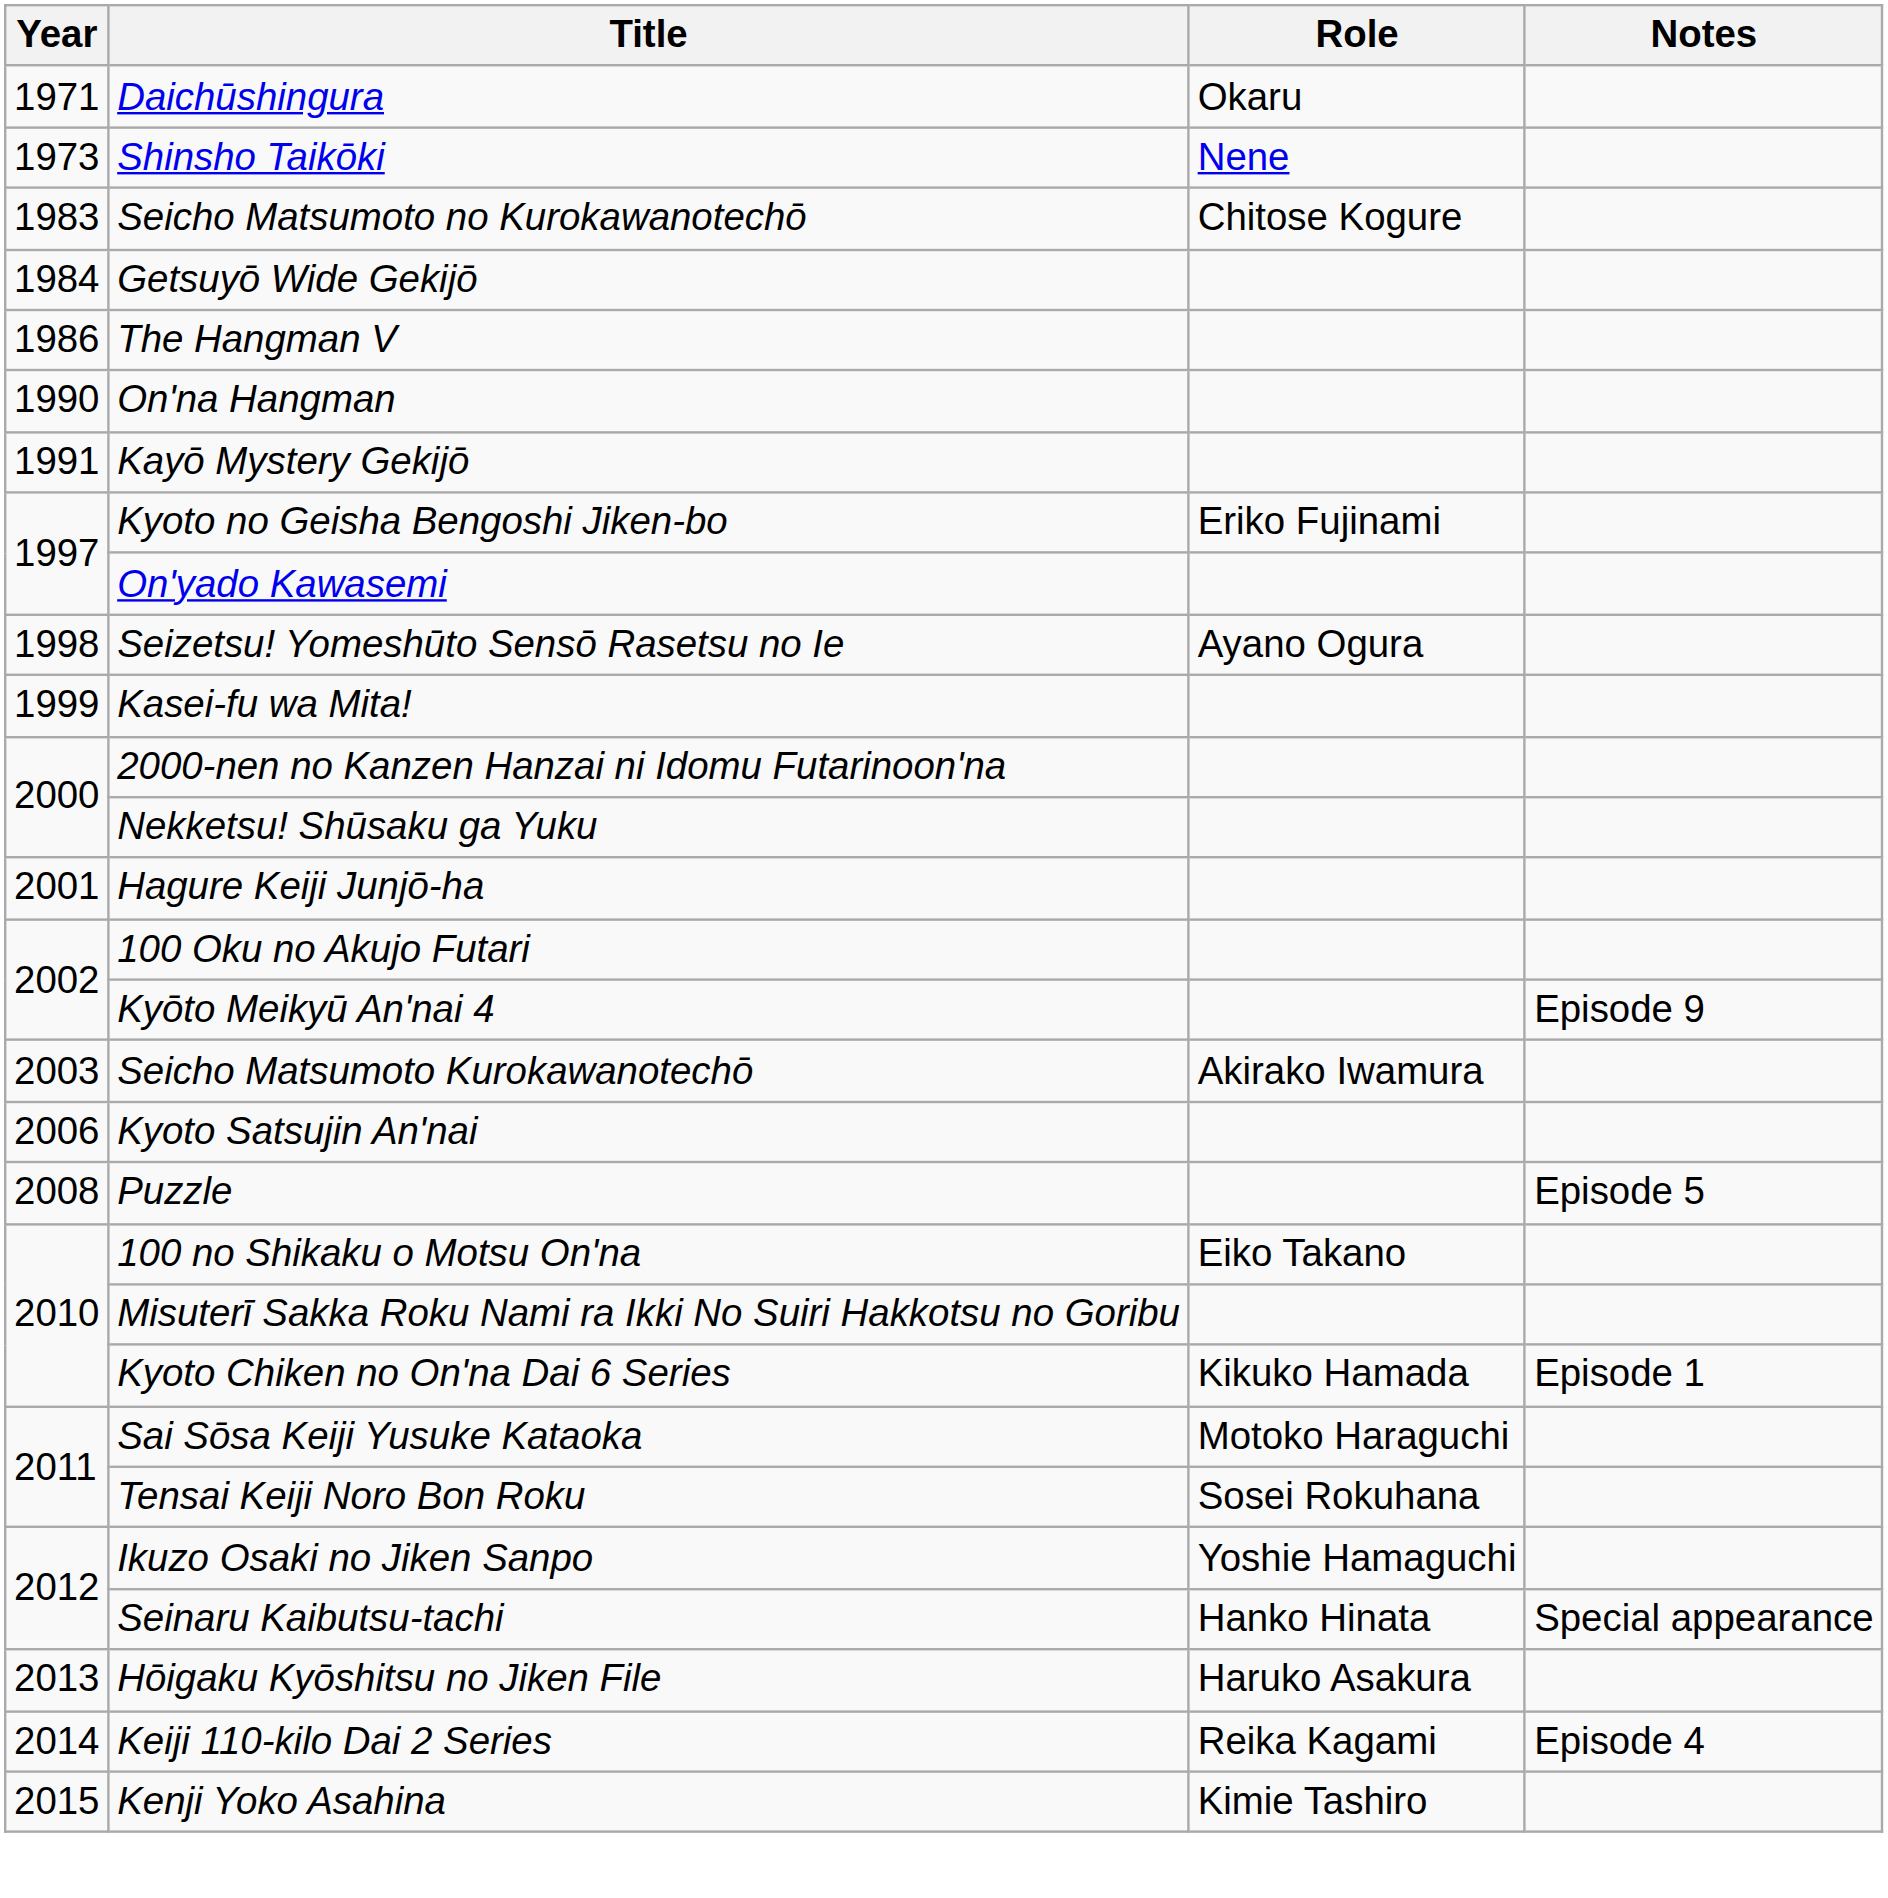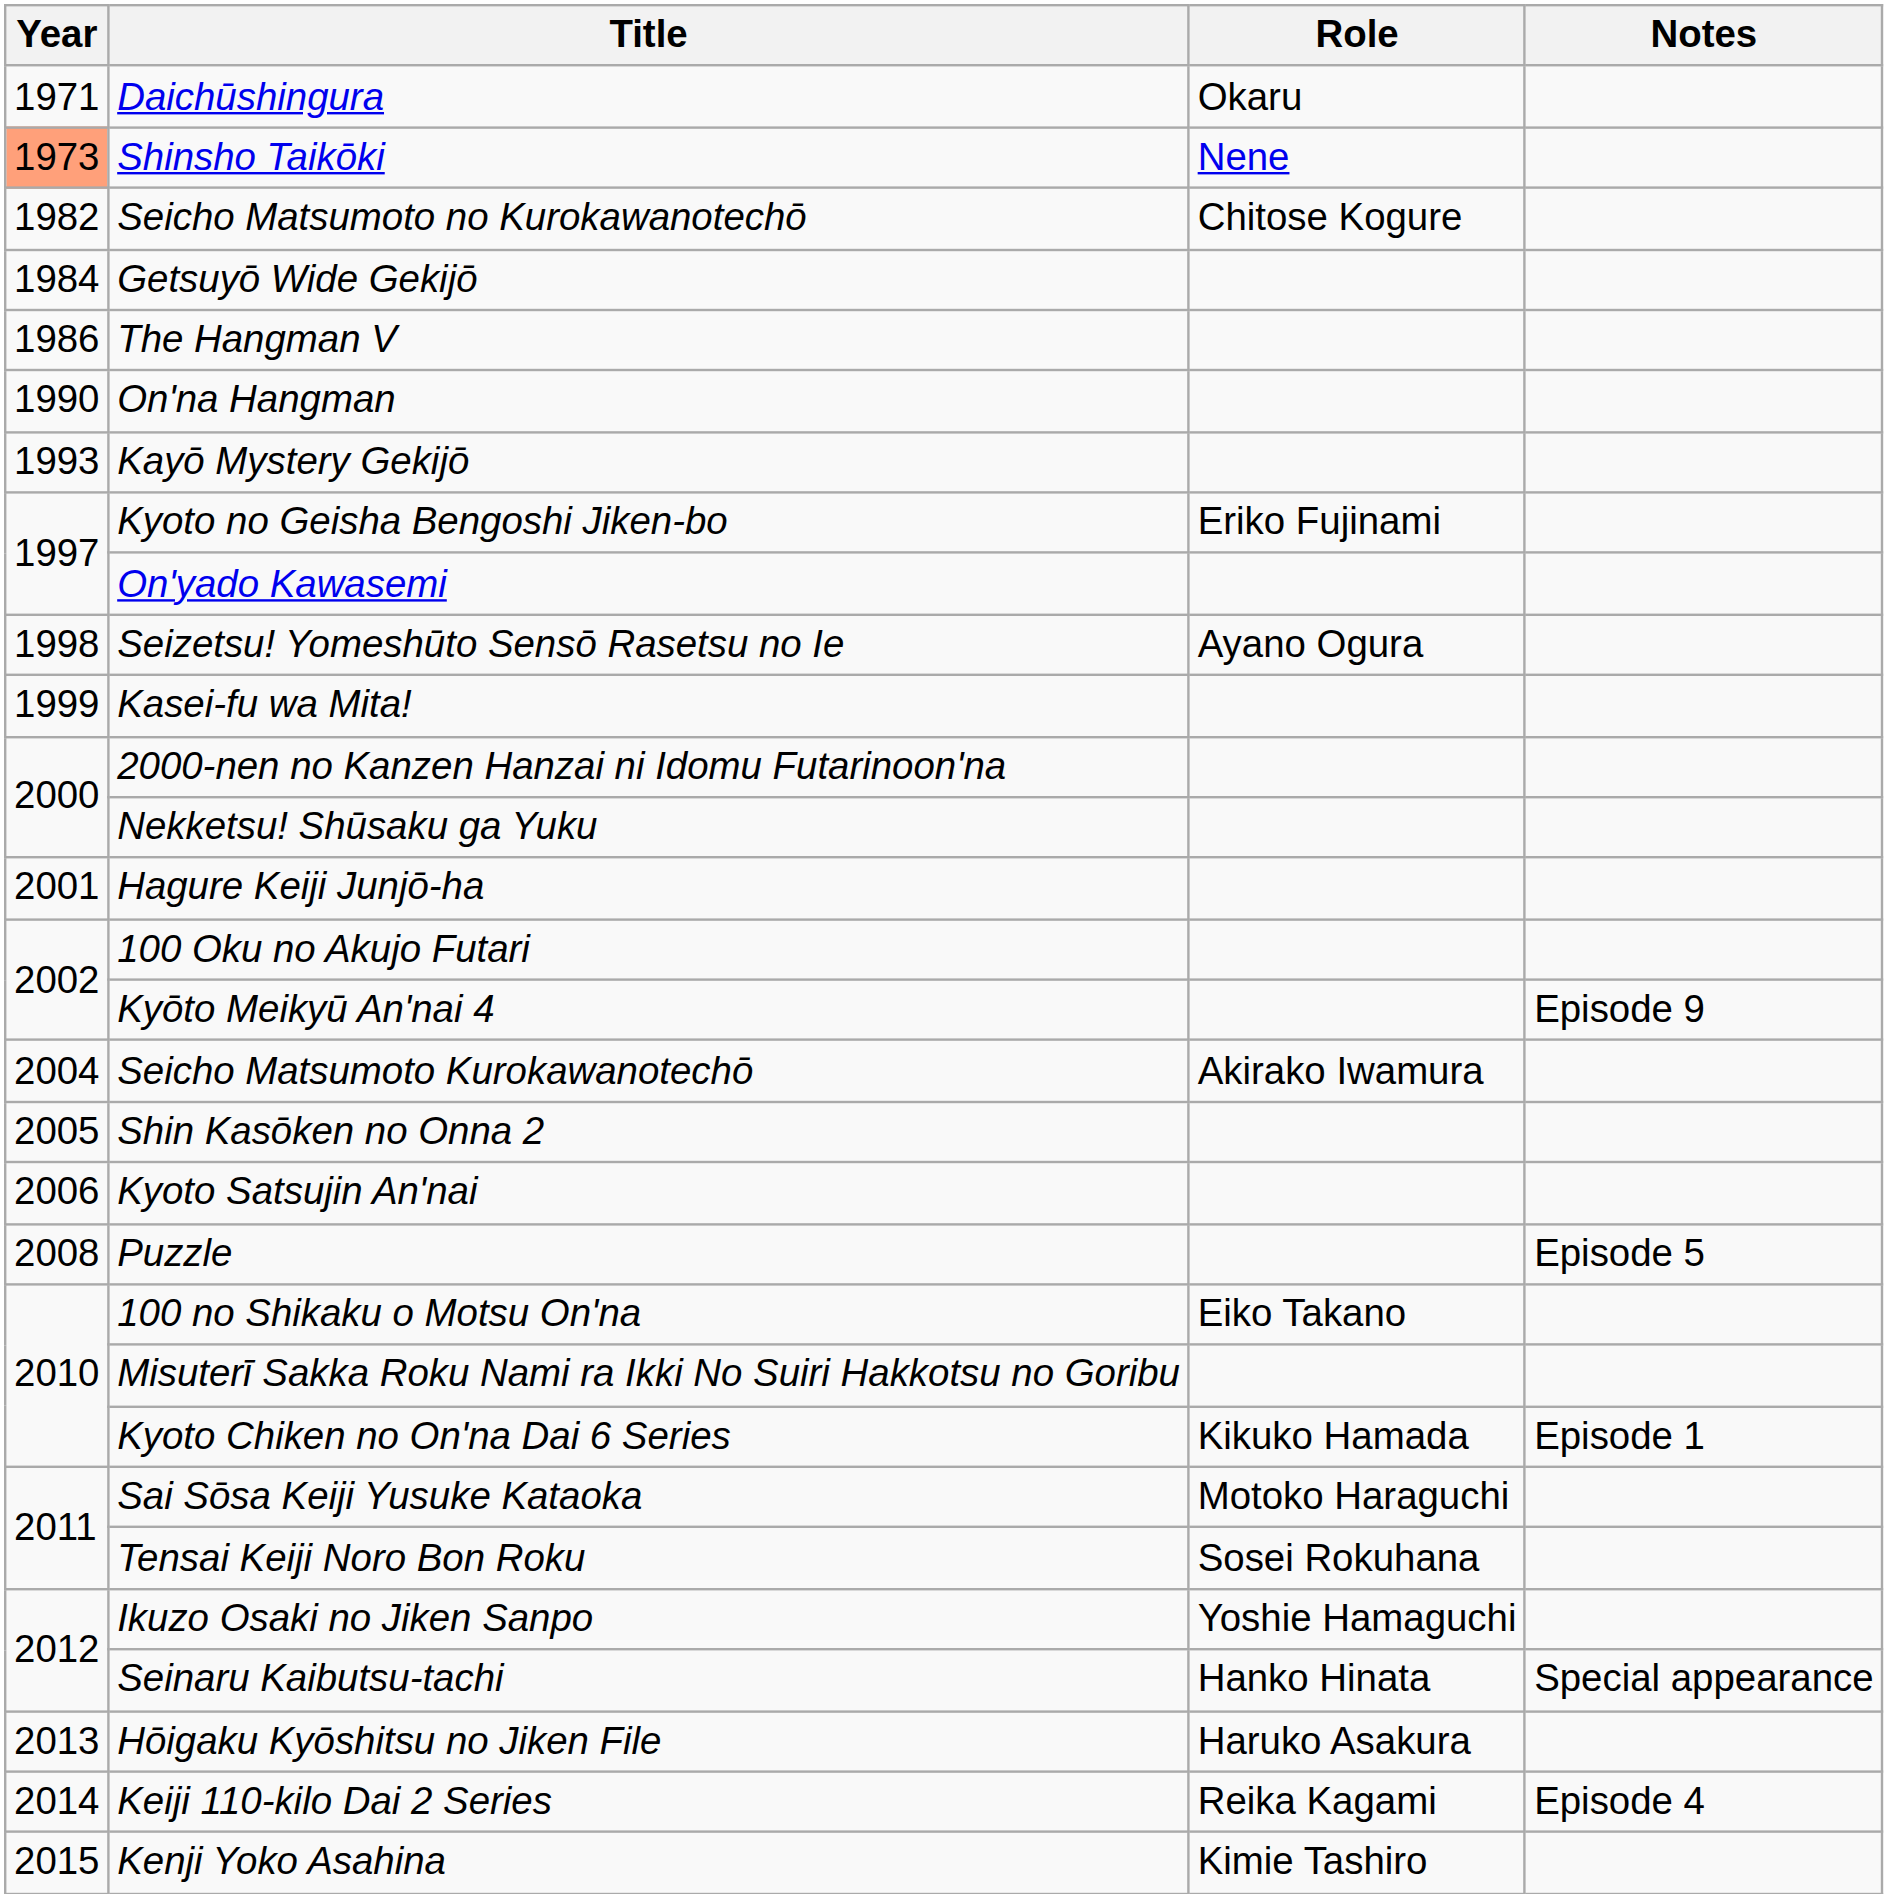(57, 156) no background -> (57, 156) lightsalmon background
(57, 217) 1983 -> (57, 217) 1982
(57, 461) 1991 -> (57, 461) 1993
(57, 1070) 2003 -> (57, 1070) 2004
+ row: (331, 1131)
